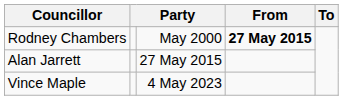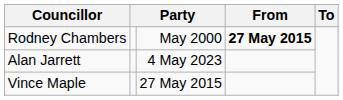(181, 60) 27 May 2015 -> (185, 60) 4 May 2023
(185, 83) 4 May 2023 -> (181, 83) 27 May 2015
